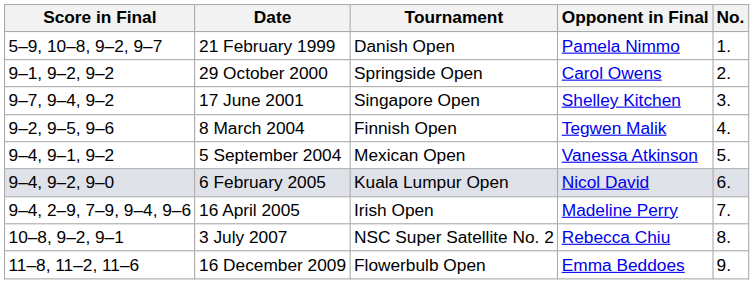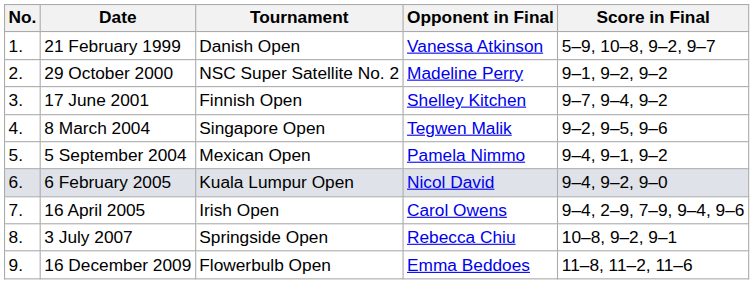columns swapped: (731, 18) <-> (100, 18)
(621, 45) Pamela Nimmo -> (475, 45) Vanessa Atkinson
(418, 73) Springside Open -> (299, 73) NSC Super Satellite No. 2
(612, 73) Carol Owens -> (465, 73) Madeline Perry
(417, 100) Singapore Open -> (251, 100) Finnish Open
(405, 127) Finnish Open -> (262, 127) Singapore Open
(630, 155) Vanessa Atkinson -> (466, 155) Pamela Nimmo
(620, 210) Madeline Perry -> (457, 210) Carol Owens
(454, 237) NSC Super Satellite No. 2 -> (264, 237) Springside Open
